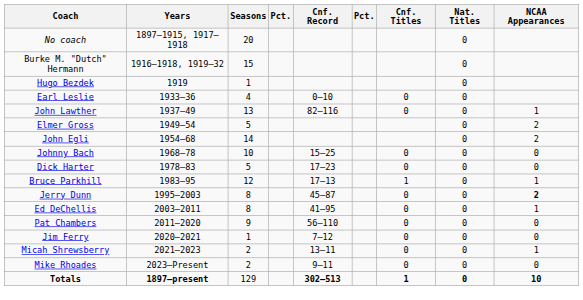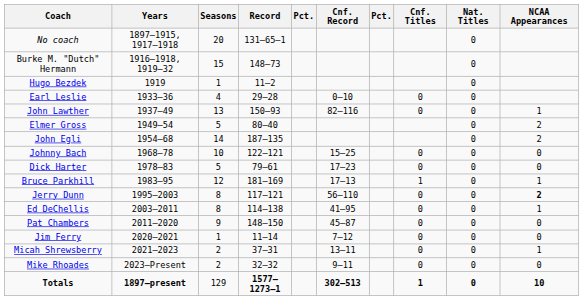+ column: (265, 16)
(323, 195) 45–87 -> (343, 195) 56–110
(323, 223) 56–110 -> (343, 223) 45–87
